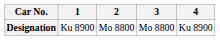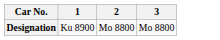- column: (196, 12)
